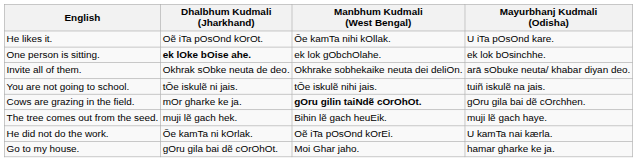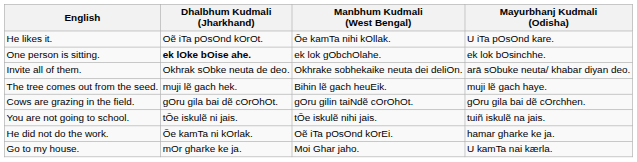rows swapped: (82, 117) <-> (68, 86)
(202, 102) mOr gharke ke ja. -> (220, 102) gOru gila bai dẽ cOrOhOt.
(358, 102) bold -> (354, 102) normal
(510, 133) U kamTa nai kærla. -> (511, 133) hamar gharke ke ja.
(220, 149) gOru gila bai dẽ cOrOhOt. -> (202, 149) mOr gharke ke ja.
(511, 149) hamar gharke ke ja. -> (510, 149) U kamTa nai kærla.
